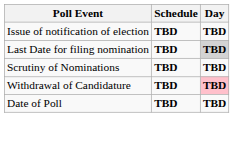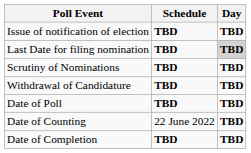(215, 85) pink background -> (232, 85) no background
+ row: (46, 121)
+ row: (52, 139)
